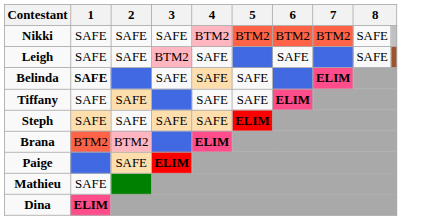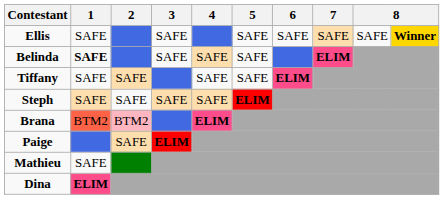+ row: (38, 36)
- row: (38, 36)
- row: (38, 57)
